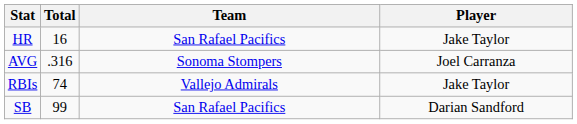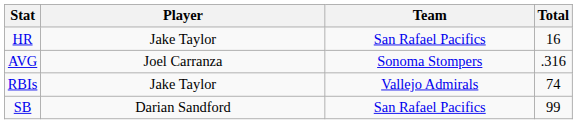columns swapped: (476, 15) <-> (60, 15)
